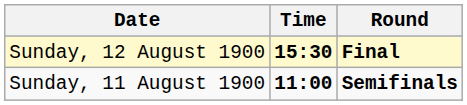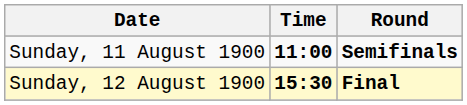rows swapped: (137, 84) <-> (137, 52)
